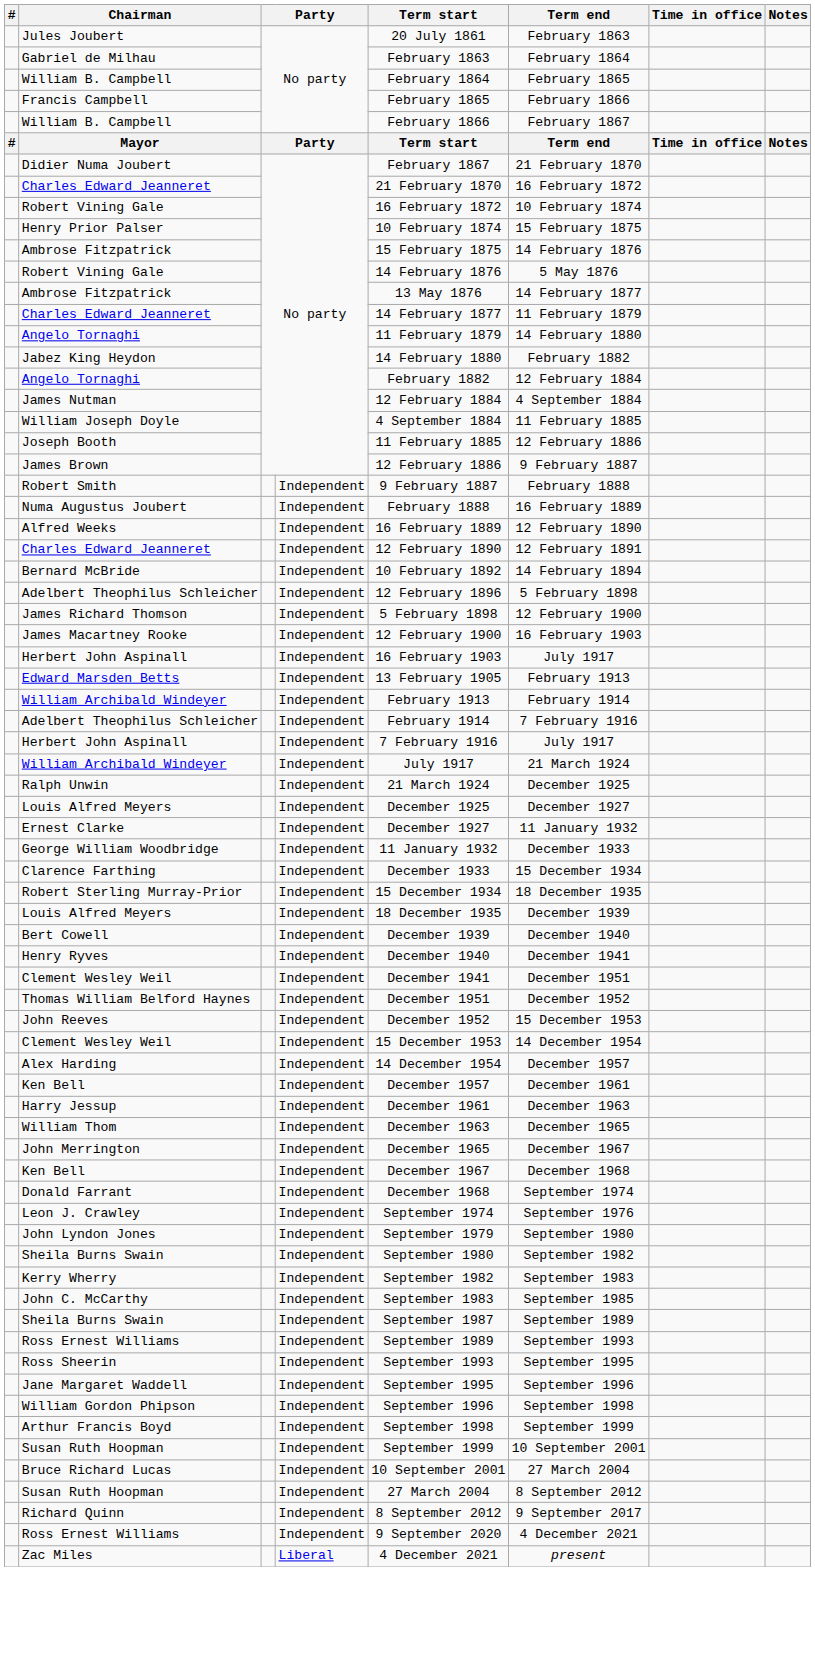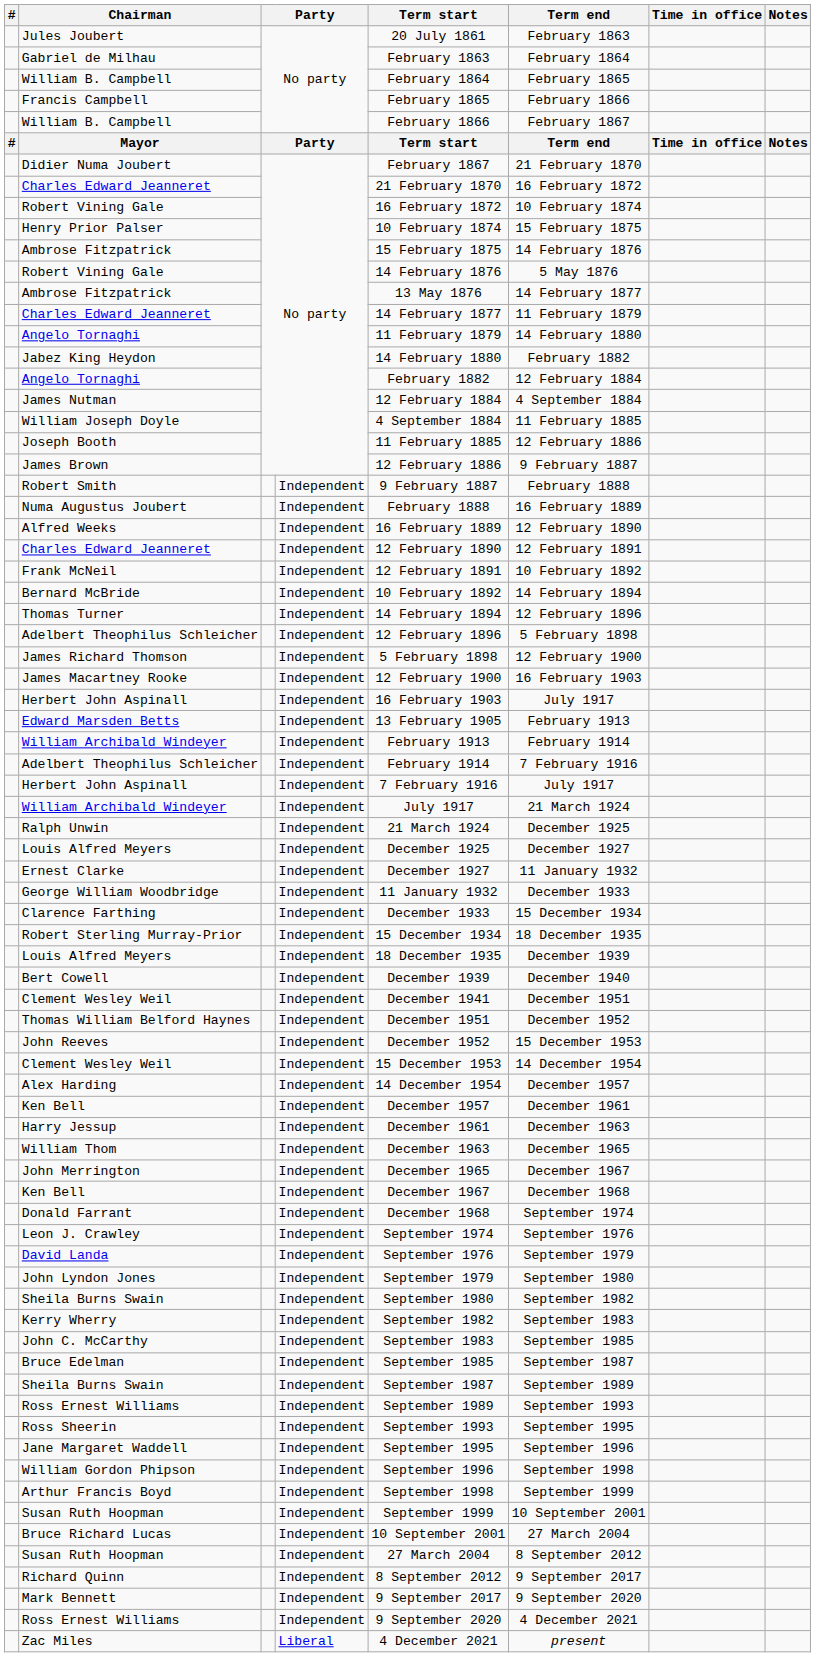+ row: (69, 572)
+ row: (73, 614)
- row: (65, 957)
+ row: (65, 1256)
+ row: (73, 1363)
+ row: (69, 1599)
